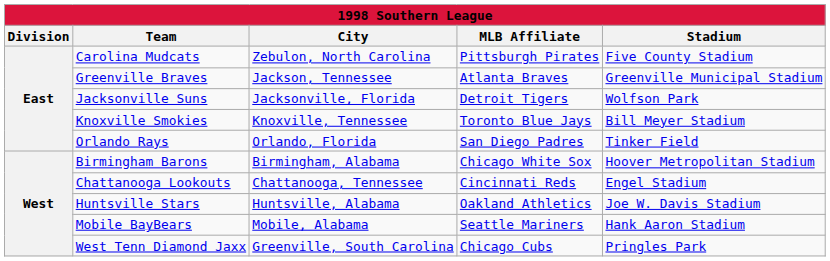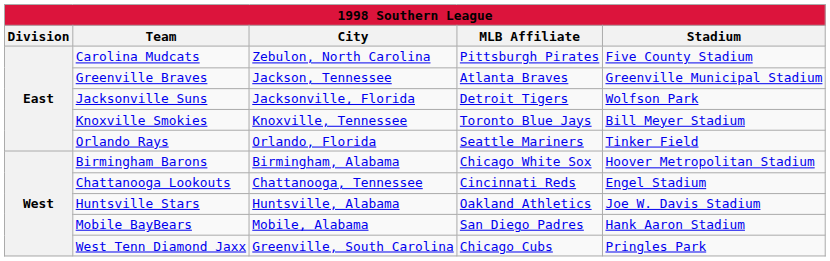(522, 141) San Diego Padres -> (522, 141) Seattle Mariners
(522, 225) Seattle Mariners -> (522, 225) San Diego Padres
